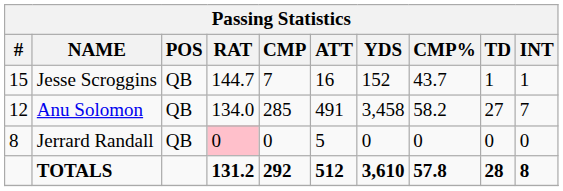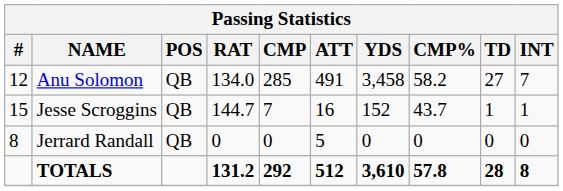rows swapped: (90, 110) <-> (97, 79)
(216, 140) pink background -> (216, 140) no background
